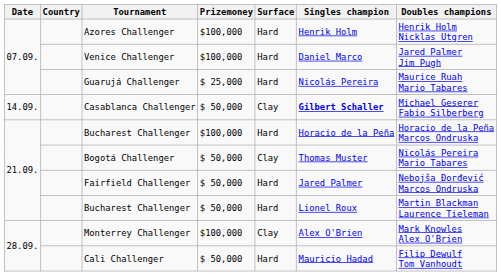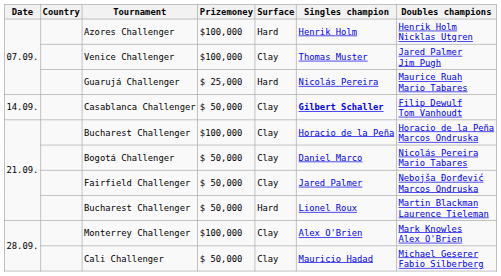(268, 57) Hard -> (268, 57) Clay
(330, 57) Daniel Marco -> (333, 57) Thomas Muster
(441, 107) Michael Geserer Fabio Silberberg -> (430, 107) Filip Dewulf Tom Vanhoudt
(268, 132) Hard -> (268, 132) Clay
(333, 157) Thomas Muster -> (330, 157) Daniel Marco
(268, 183) Hard -> (268, 183) Clay
(268, 258) Hard -> (268, 258) Clay
(430, 258) Filip Dewulf Tom Vanhoudt -> (441, 258) Michael Geserer Fabio Silberberg
